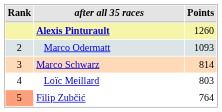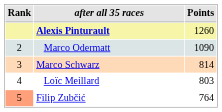(204, 47) 1093 -> (204, 47) 1090
